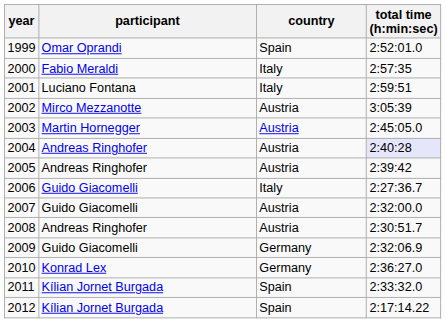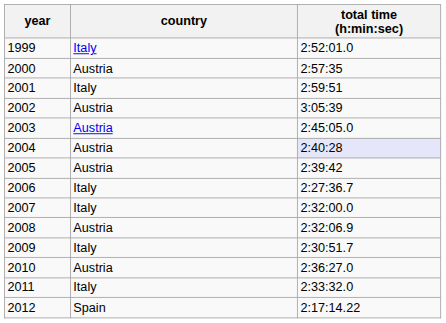- column: (147, 21)
(275, 48) Spain -> (85, 48) Italy
(271, 68) Italy -> (93, 68) Austria
(279, 208) Austria -> (85, 208) Italy
(396, 228) 2:30:51.7 -> (327, 228) 2:32:06.9
(285, 248) Germany -> (85, 248) Italy
(396, 248) 2:32:06.9 -> (327, 248) 2:30:51.7
(285, 268) Germany -> (93, 268) Austria
(275, 288) Spain -> (85, 288) Italy
